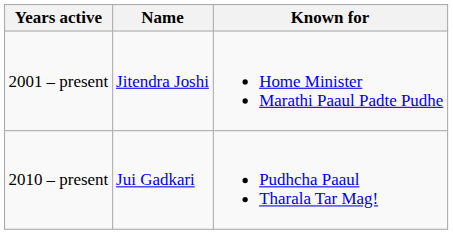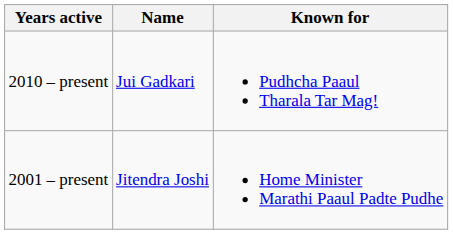rows swapped: (58, 80) <-> (58, 179)
